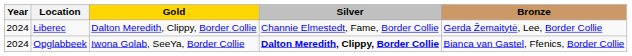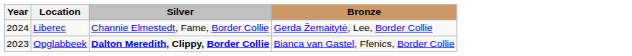- column: (174, 12)
(18, 43) 2024 -> (18, 43) 2023
